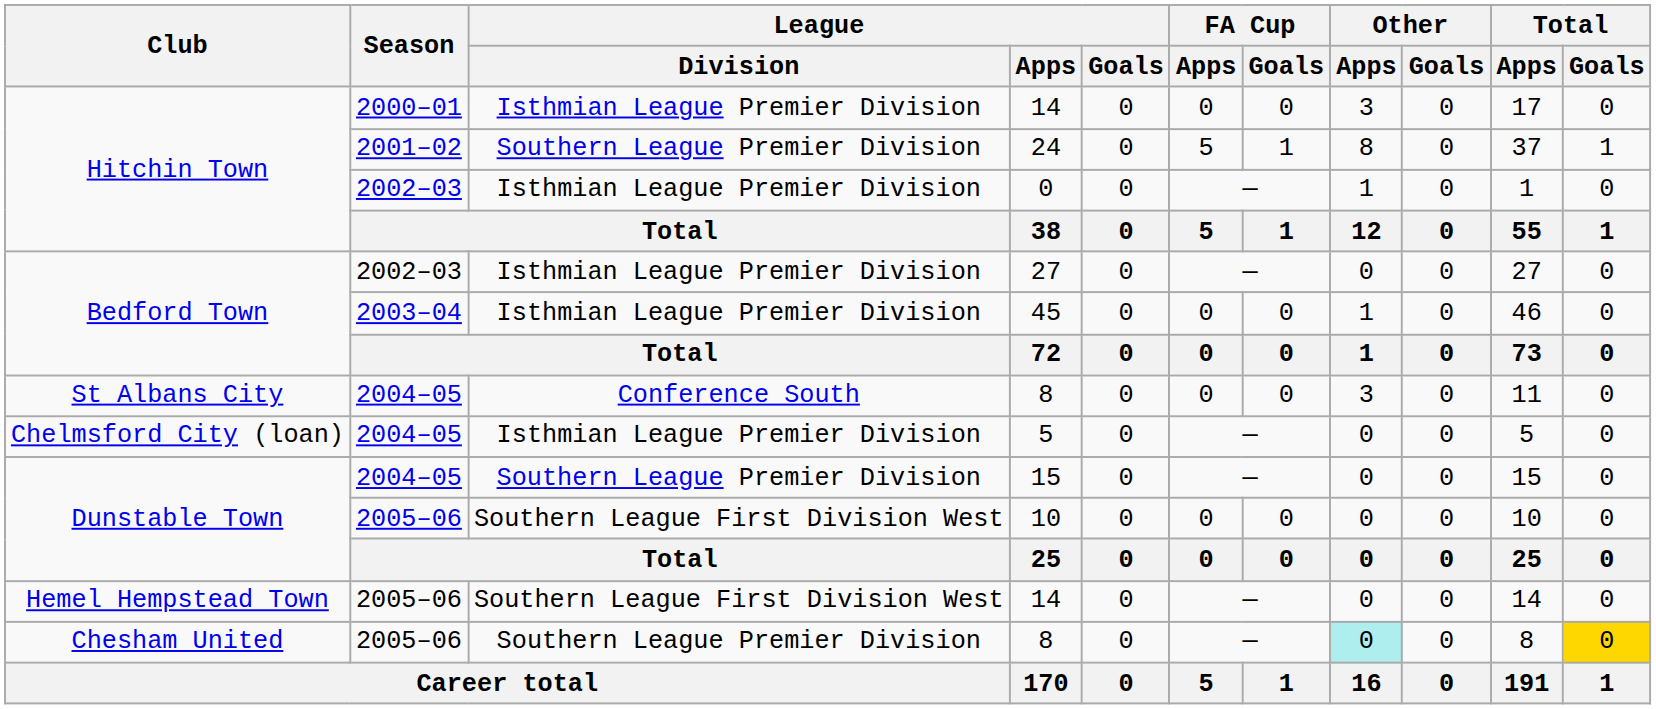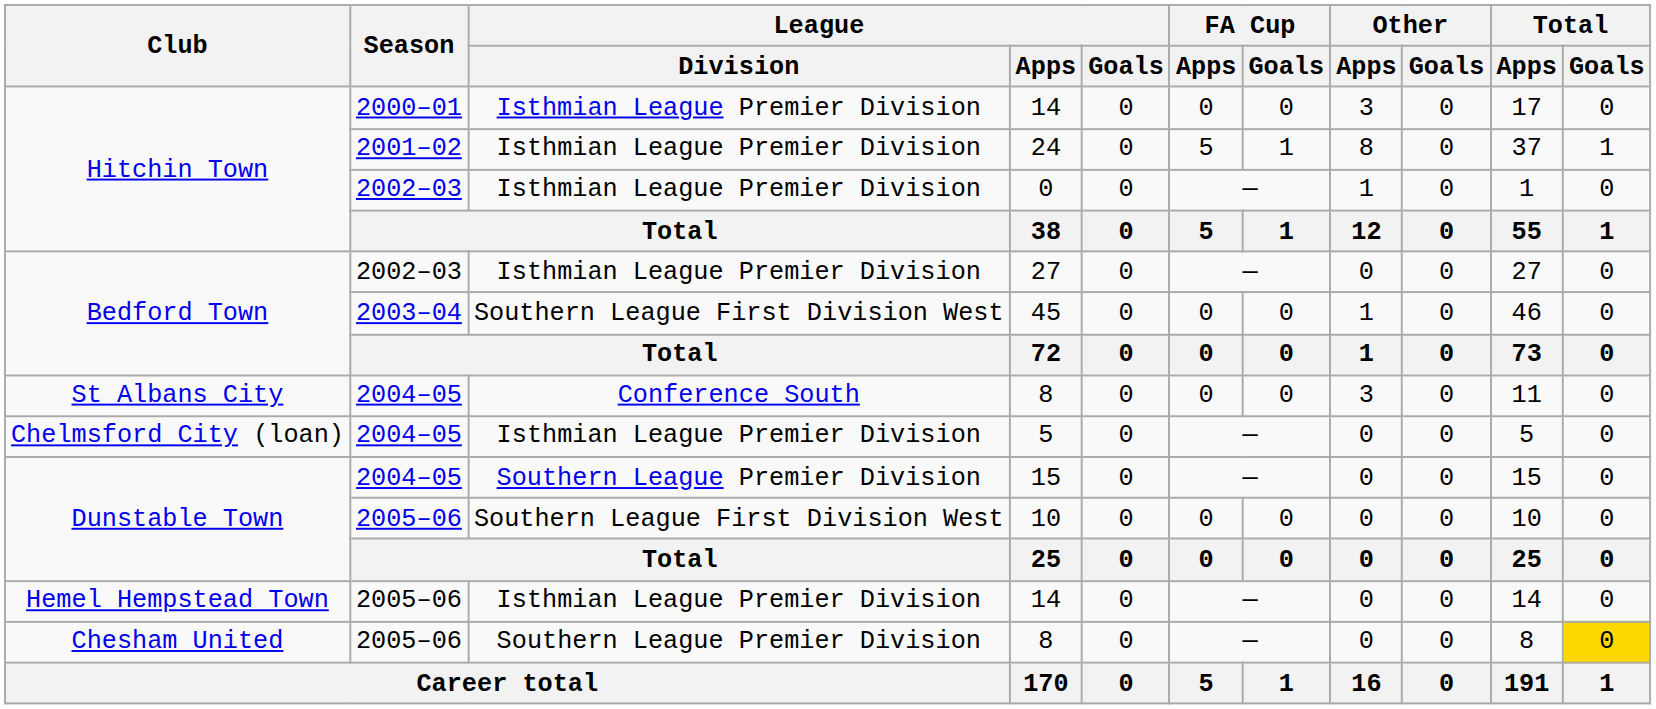(739, 149) Southern League Premier Division -> (739, 149) Isthmian League Premier Division
(739, 313) Isthmian League Premier Division -> (739, 313) Southern League First Division West
(739, 601) Southern League First Division West -> (739, 601) Isthmian League Premier Division
(1366, 642) paleturquoise background -> (1366, 642) no background
